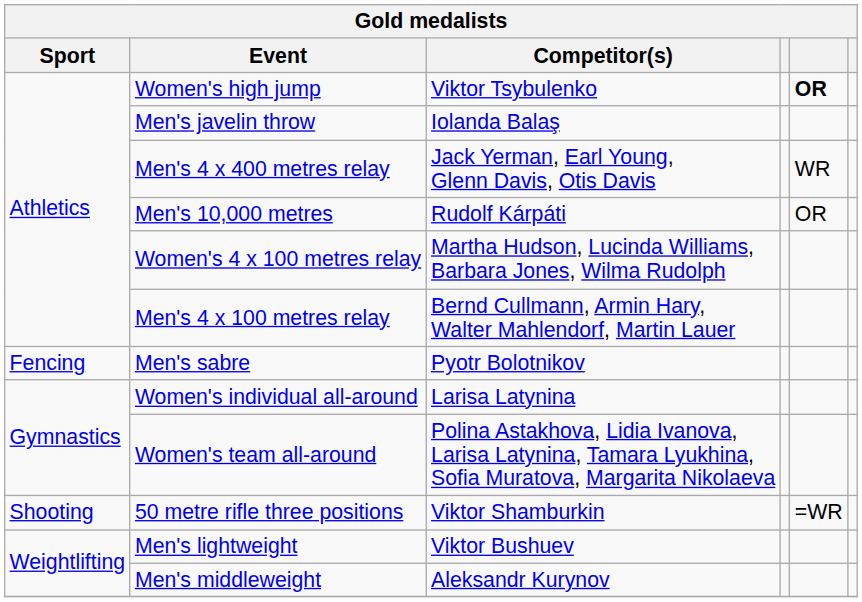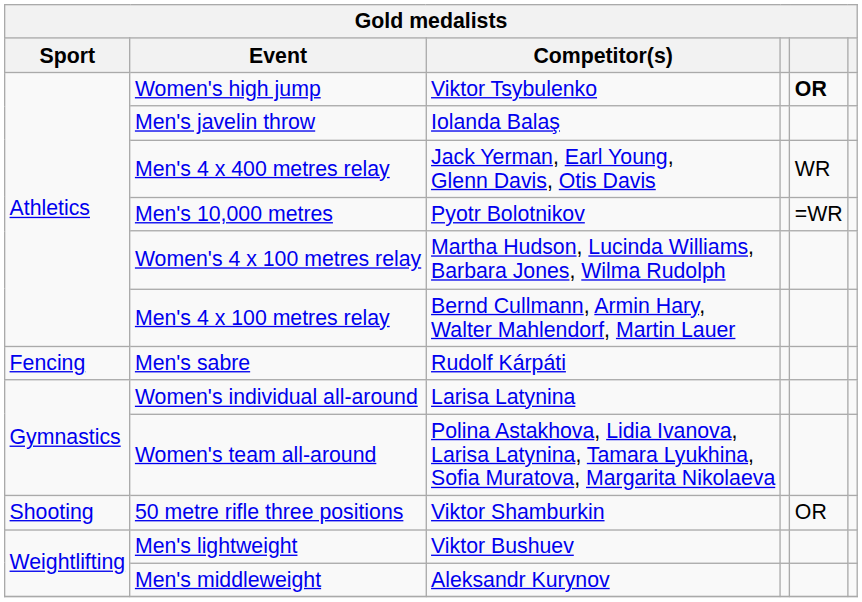(498, 214) Rudolf Kárpáti -> (508, 214) Pyotr Bolotnikov
(811, 214) OR -> (819, 214) =WR
(508, 363) Pyotr Bolotnikov -> (498, 363) Rudolf Kárpáti
(819, 512) =WR -> (811, 512) OR
